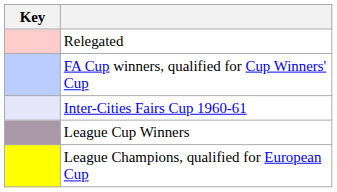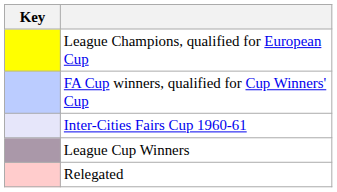rows swapped: (193, 166) <-> (94, 41)
